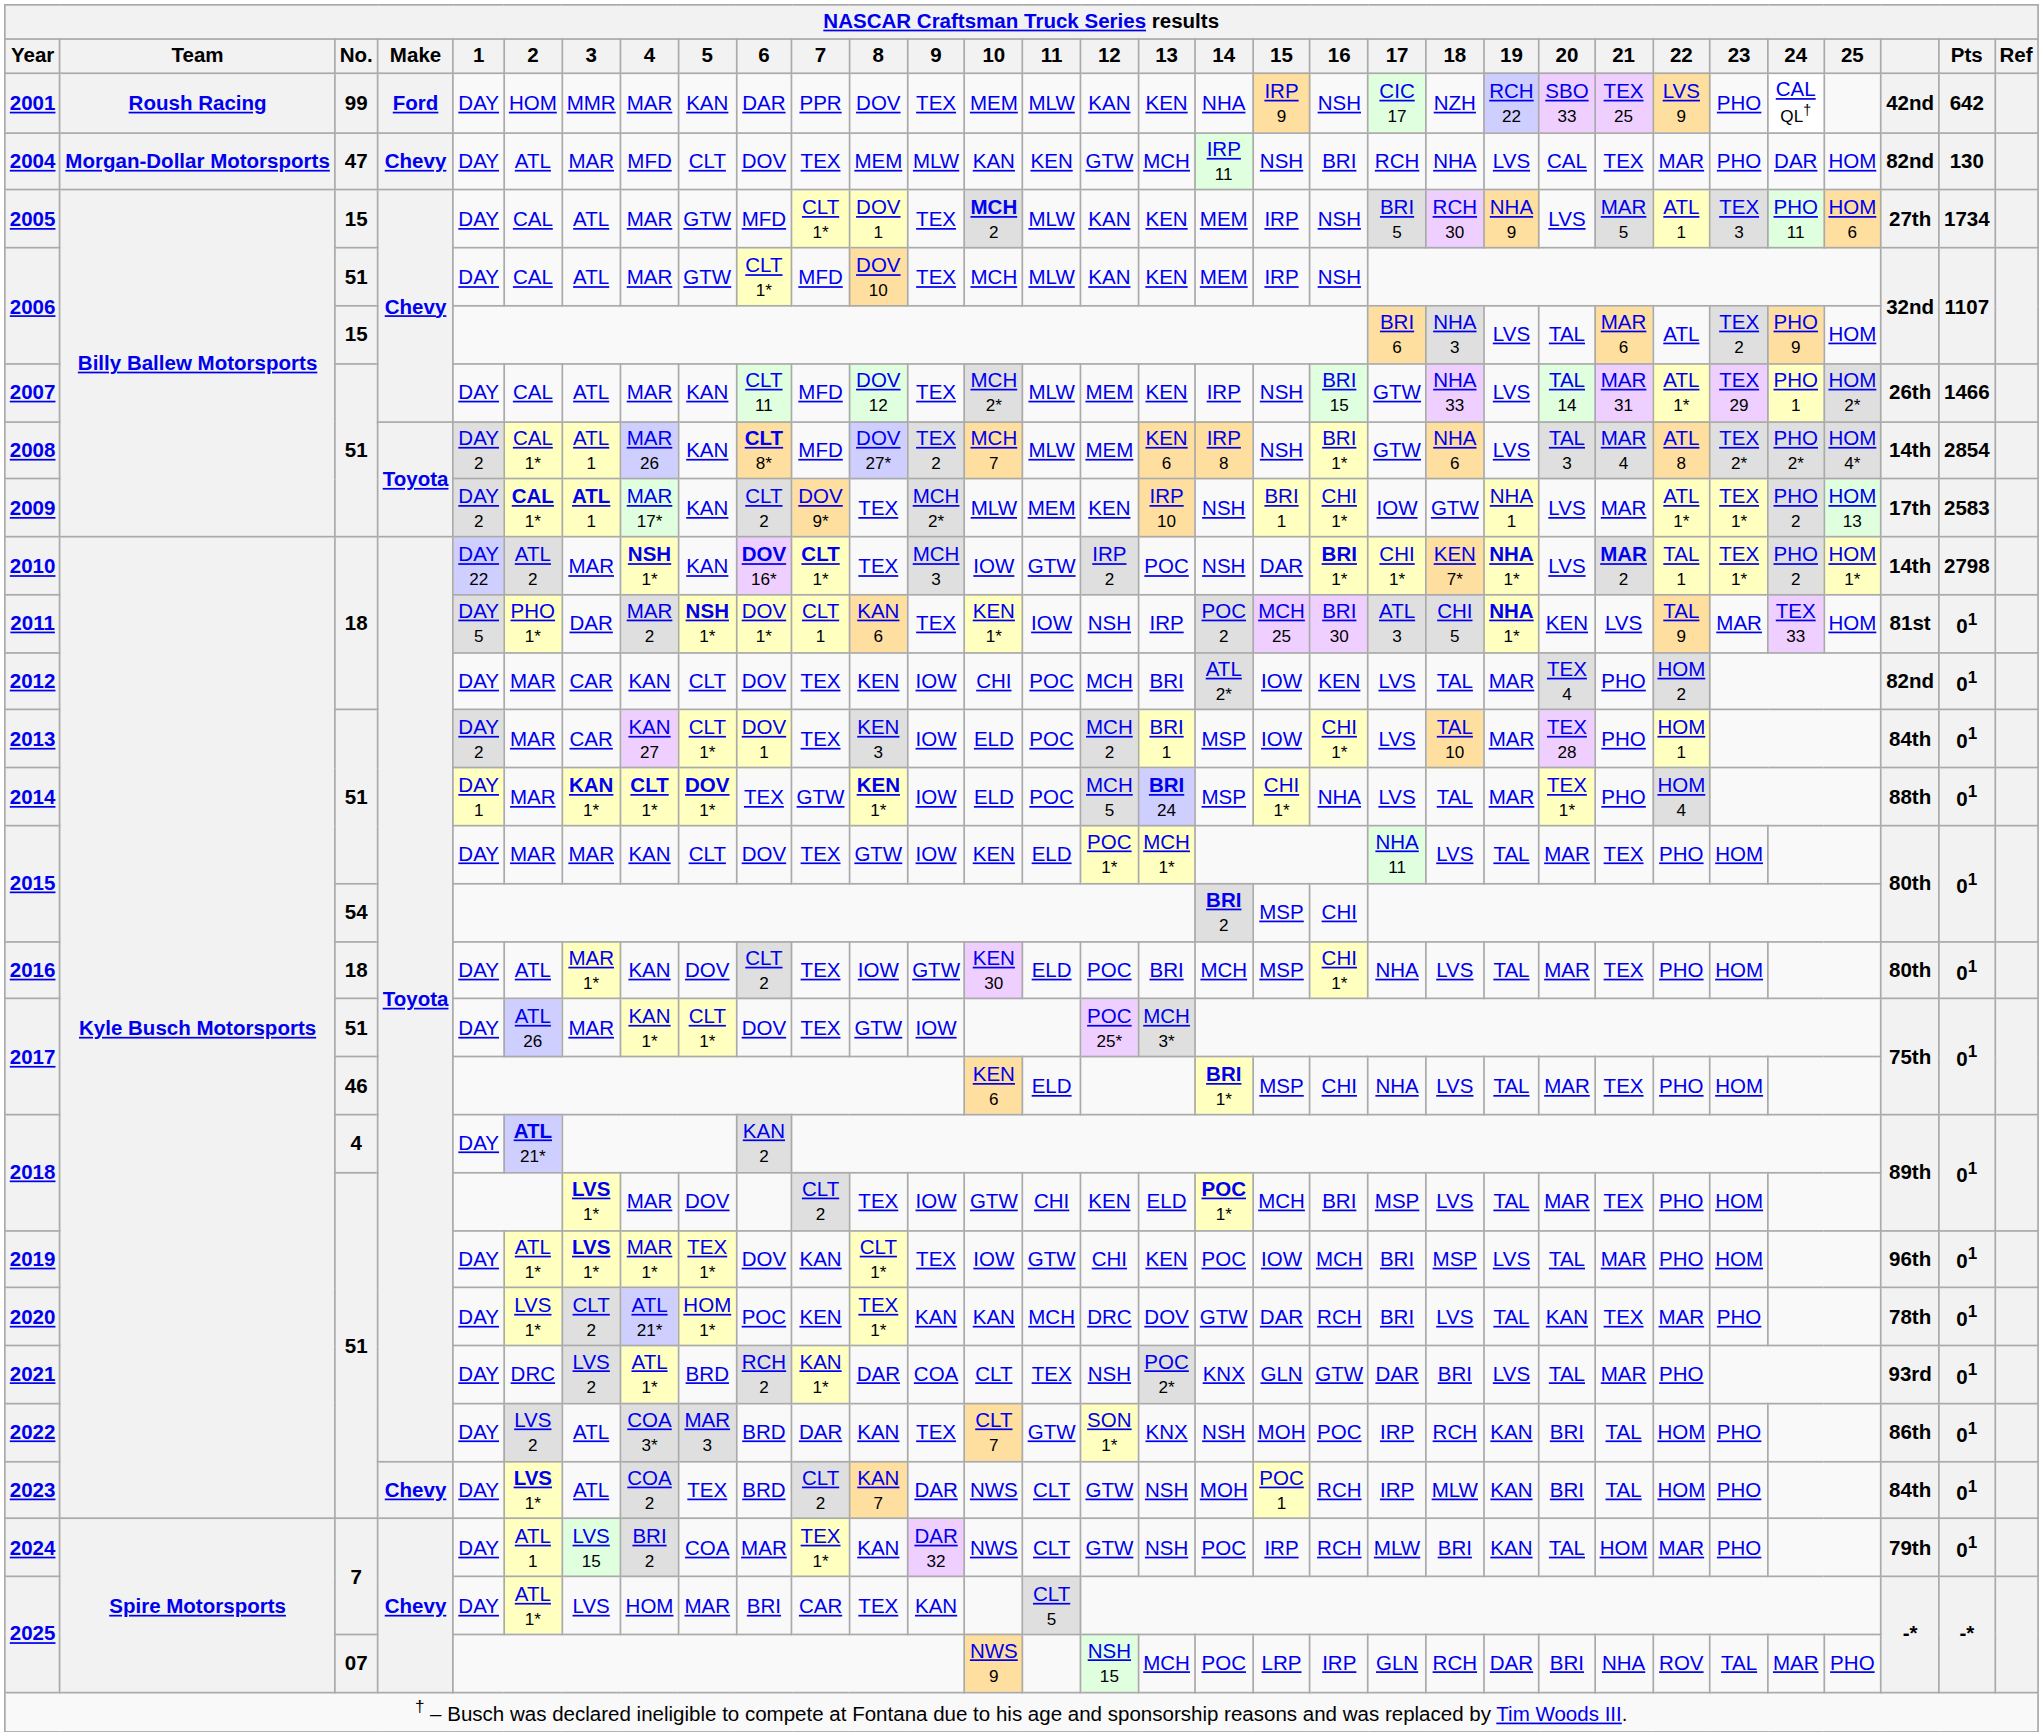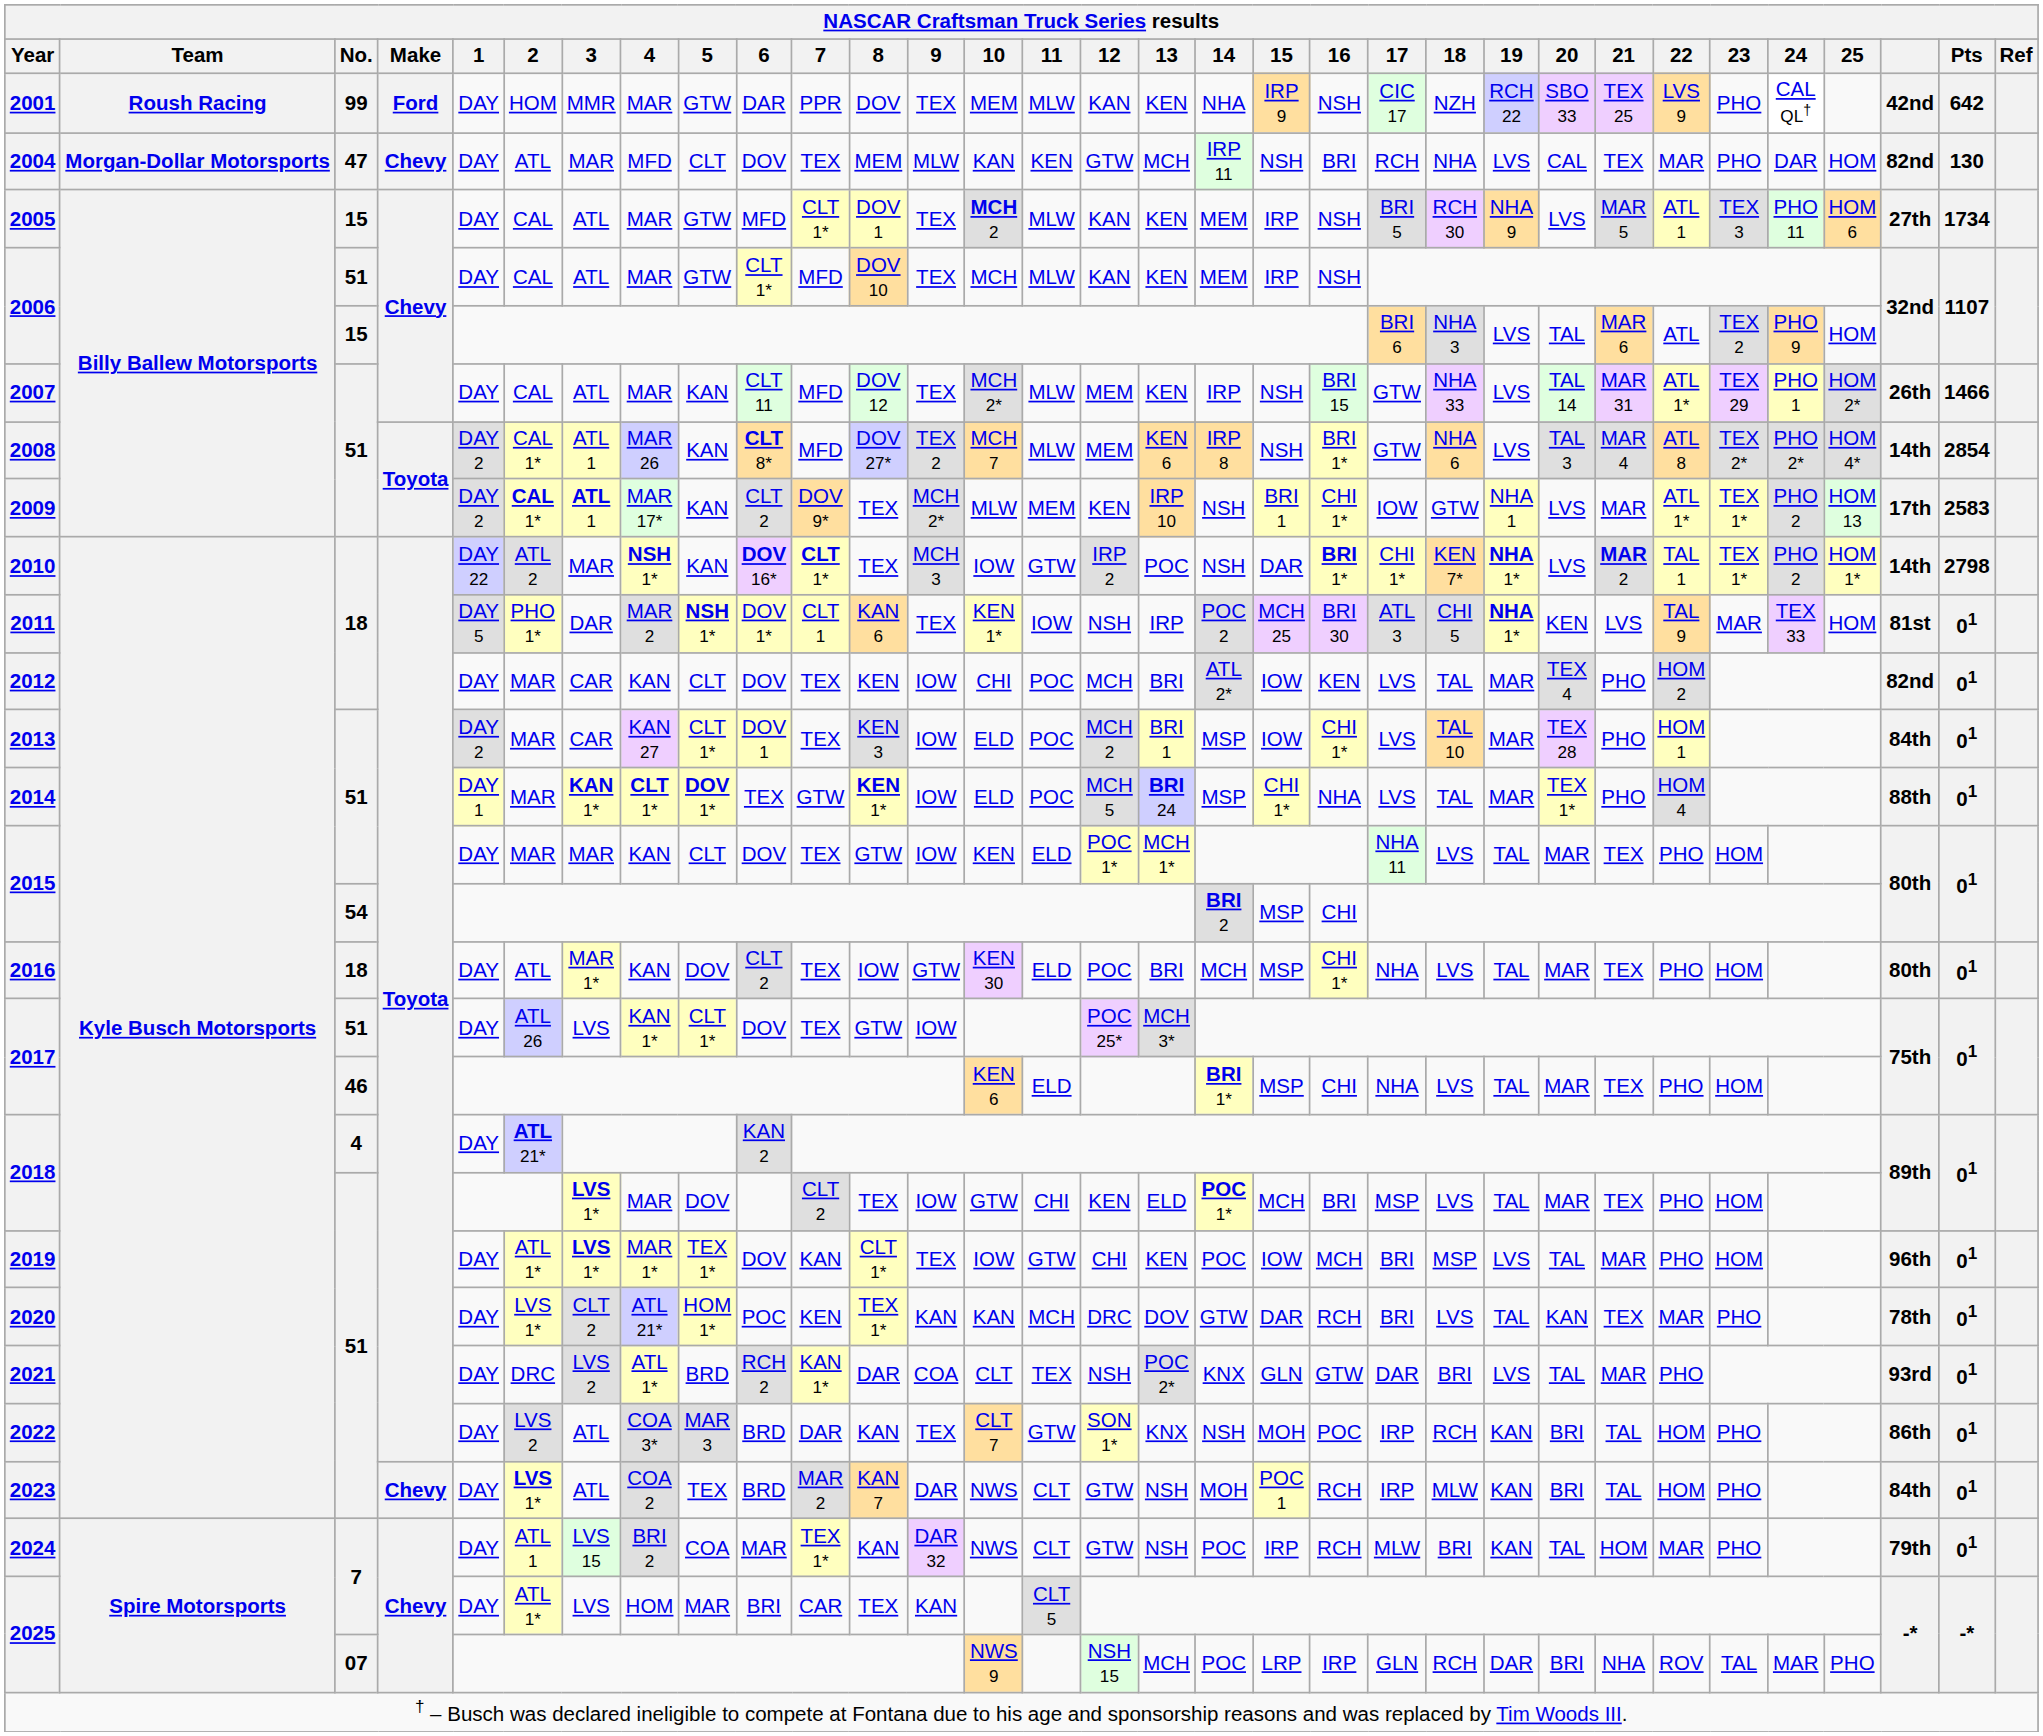(707, 103) KAN -> (707, 103) GTW
(591, 1028) MAR -> (591, 1028) LVS
(821, 1489) CLT 2 -> (821, 1489) MAR 2
